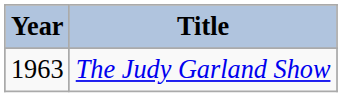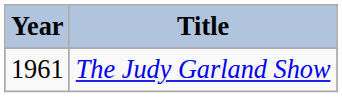(37, 69) 1963 -> (37, 69) 1961
